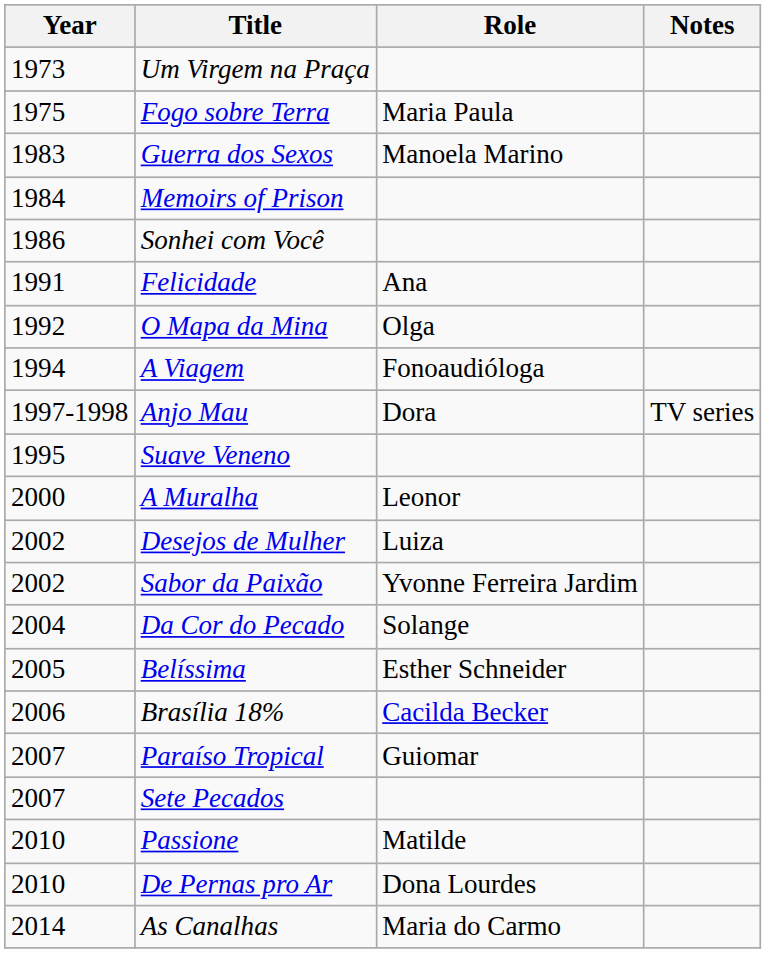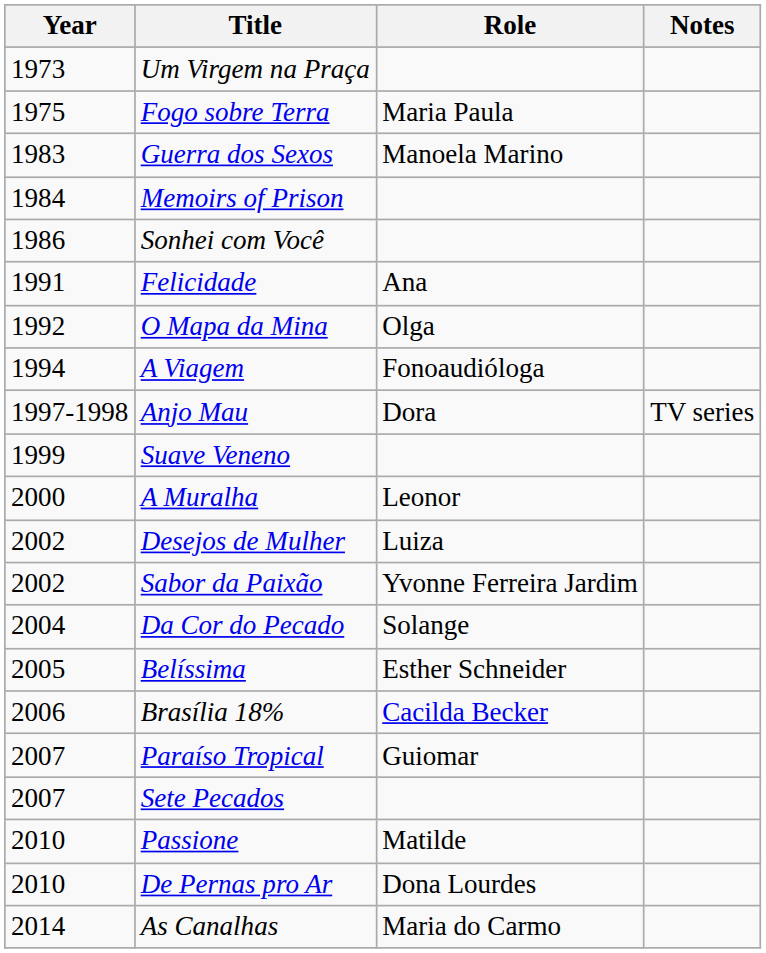(38, 454) 1995 -> (38, 454) 1999
